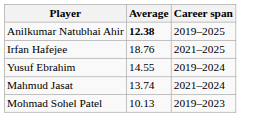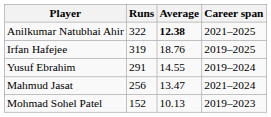+ column: (142, 13)
(199, 31) 2019–2025 -> (230, 31) 2021–2025
(199, 49) 2021–2025 -> (230, 49) 2019–2025
(142, 85) 13.74 -> (172, 85) 13.47
